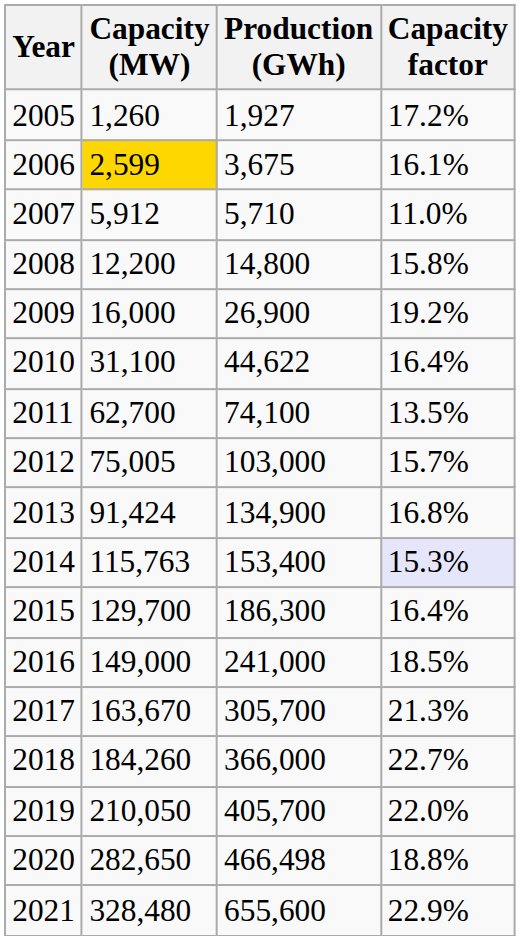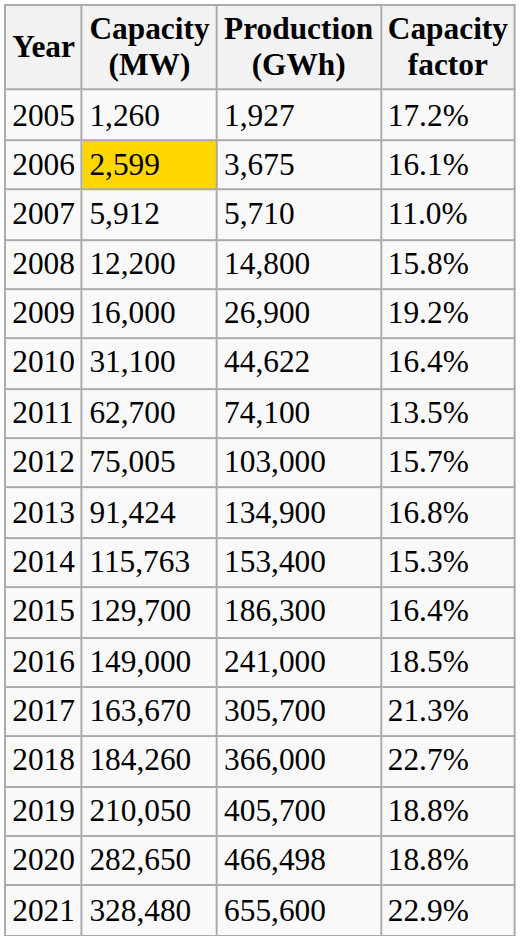(428, 561) lavender background -> (428, 561) no background
(428, 810) 22.0% -> (428, 810) 18.8%
